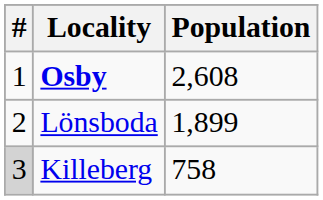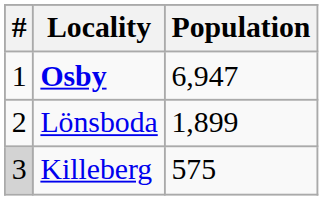(205, 75) 2,608 -> (205, 75) 6,947
(194, 169) 758 -> (194, 169) 575
